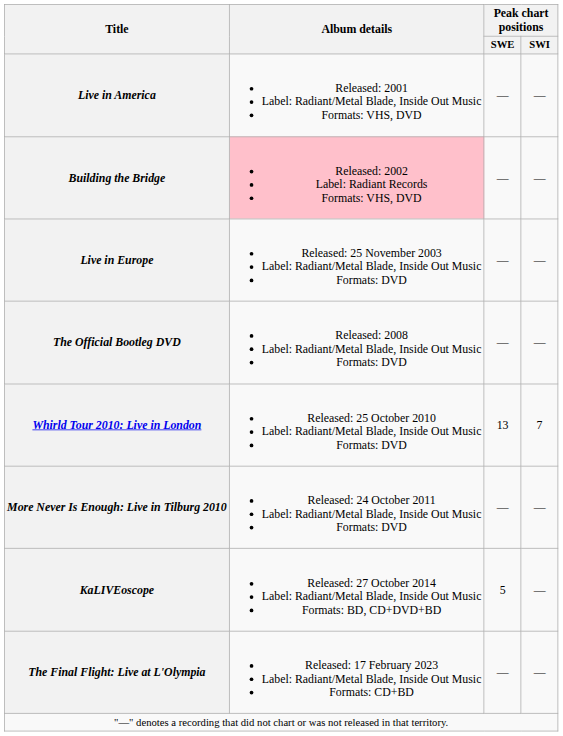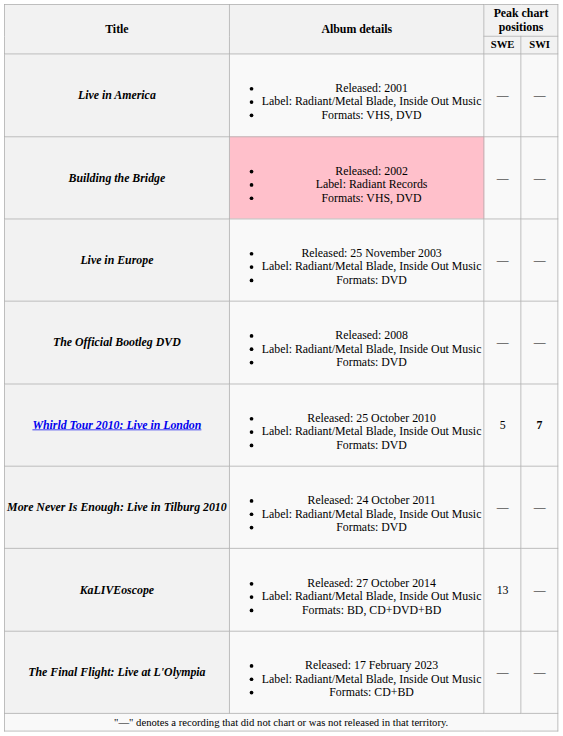(503, 425) 13 -> (503, 425) 5
(540, 425) normal -> (540, 425) bold
(503, 589) 5 -> (503, 589) 13
